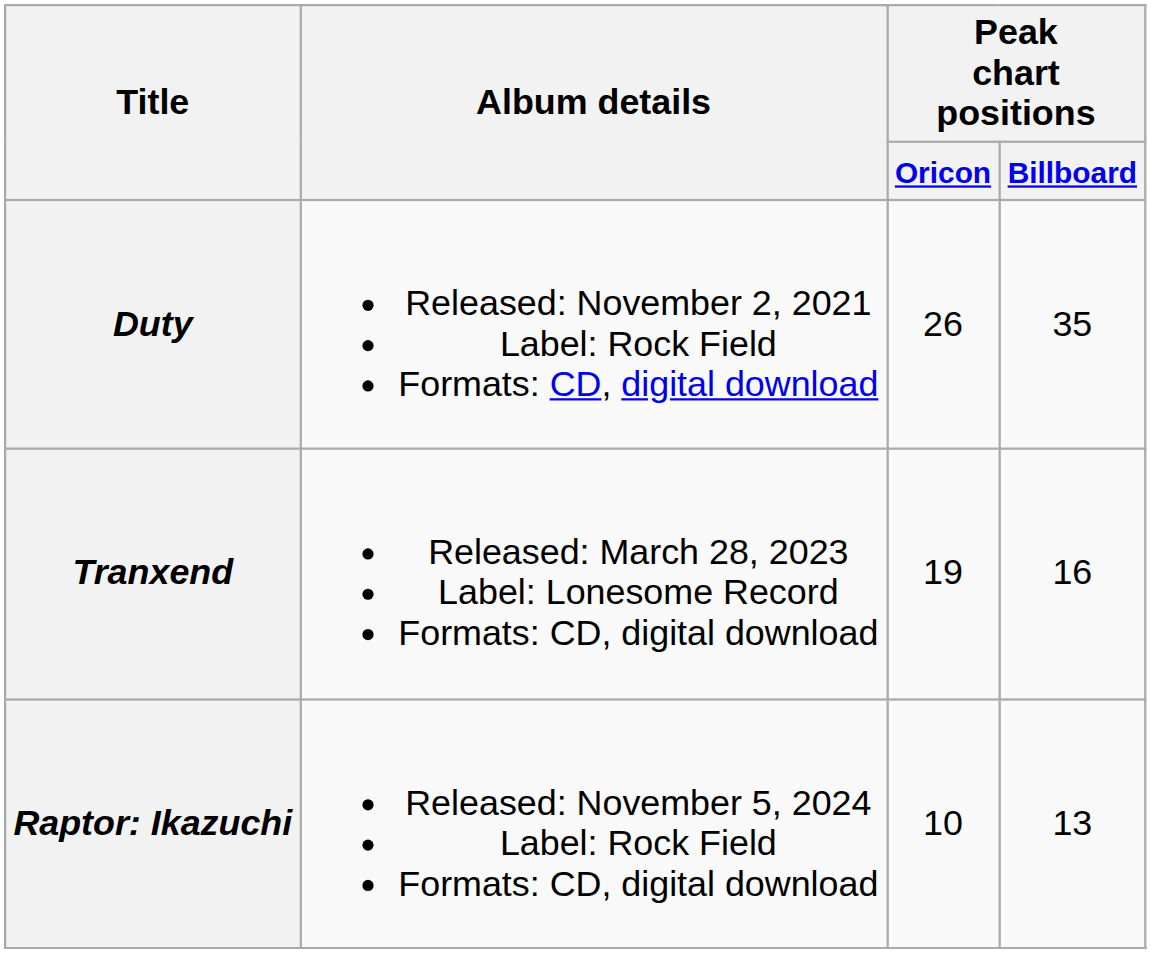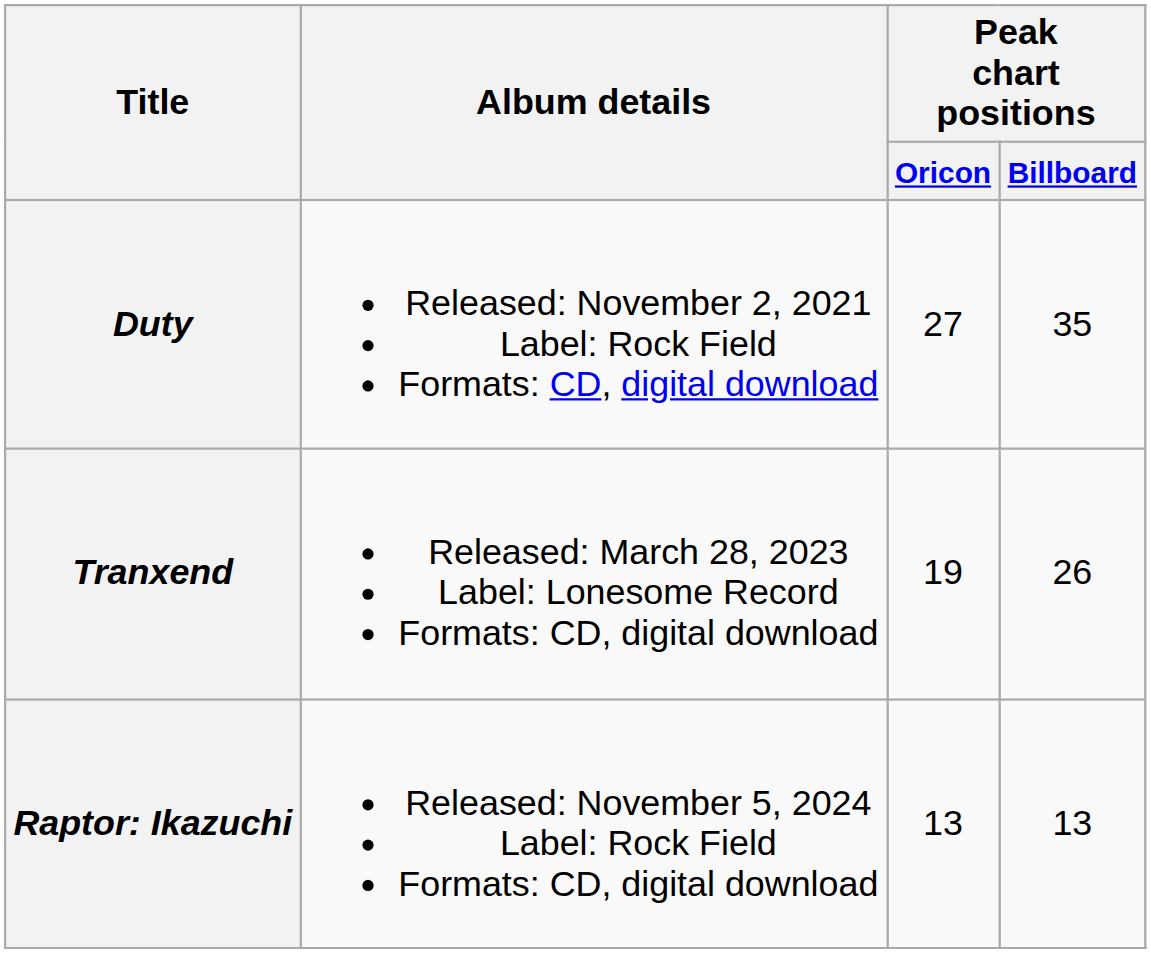(943, 323) 26 -> (943, 323) 27
(1072, 573) 16 -> (1072, 573) 26
(943, 822) 10 -> (943, 822) 13
